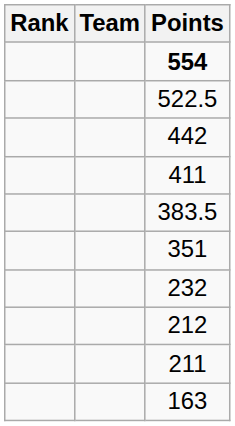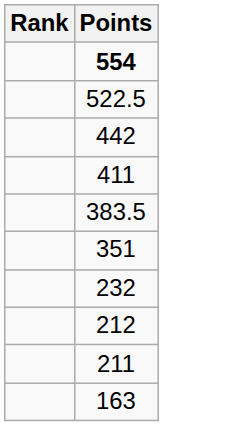- column: (110, 23)
